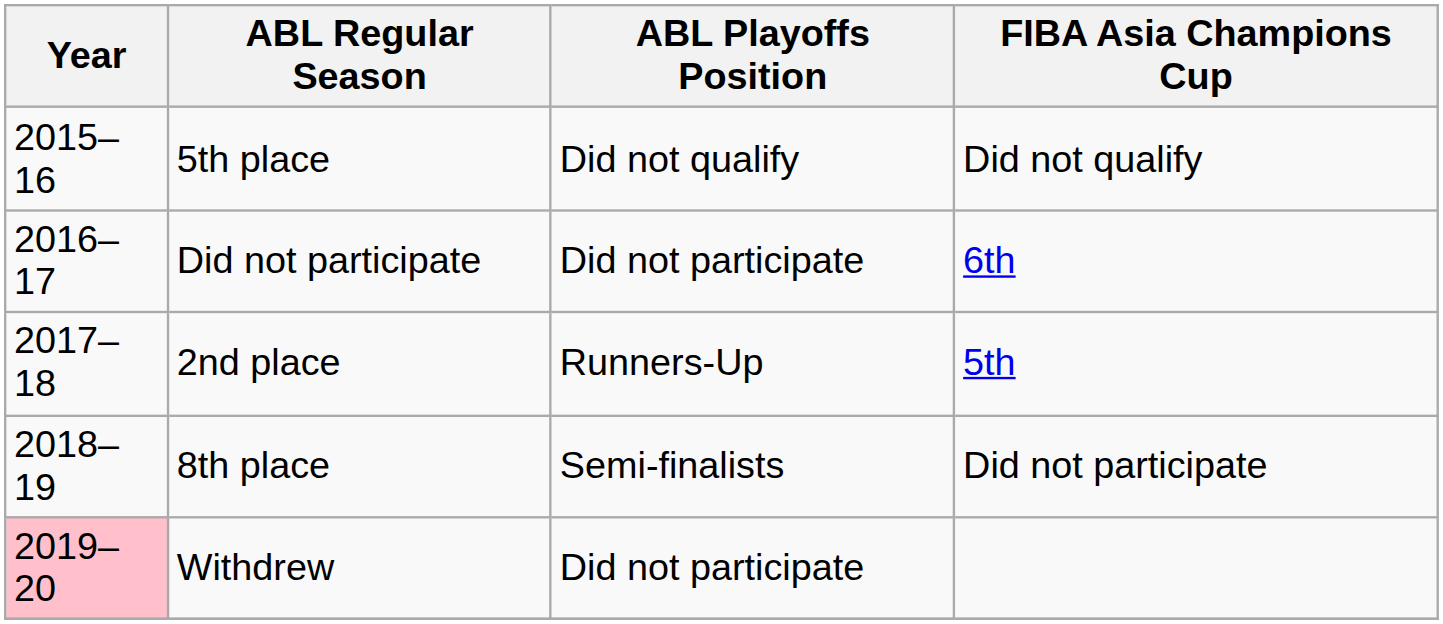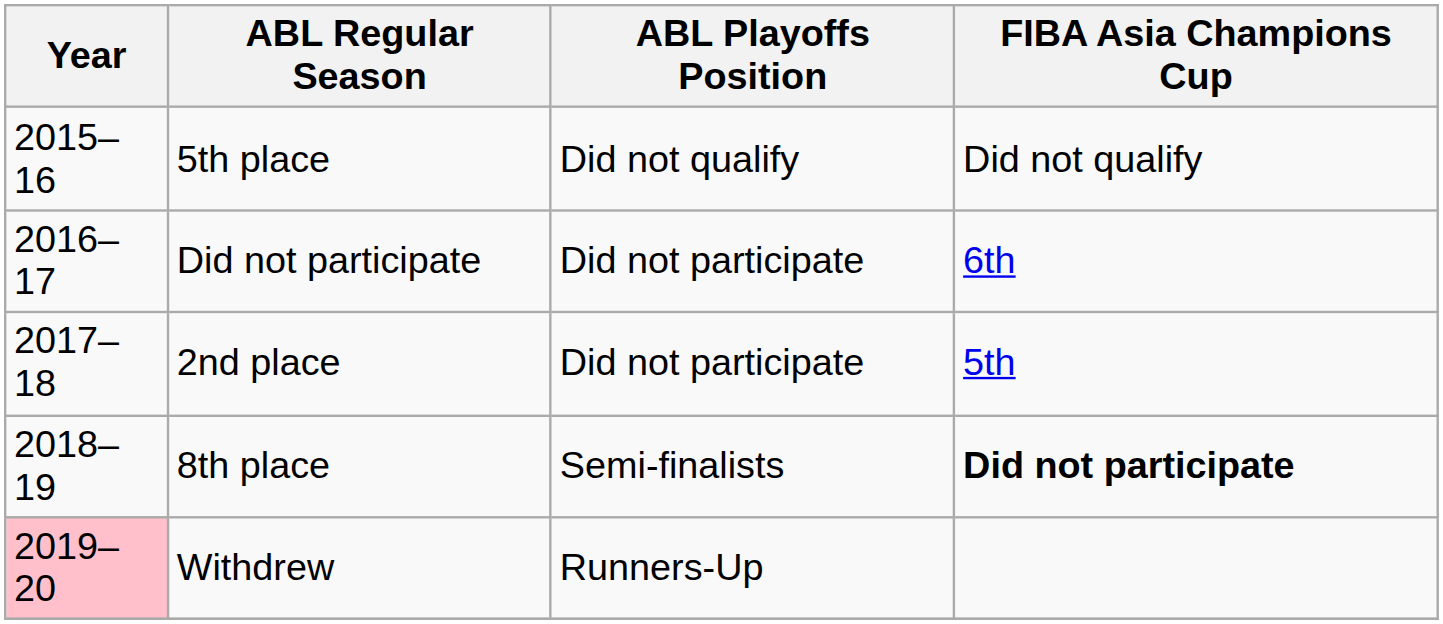(662, 362) Runners-Up -> (712, 362) Did not participate
(1115, 465) normal -> (1129, 465) bold
(712, 567) Did not participate -> (662, 567) Runners-Up
